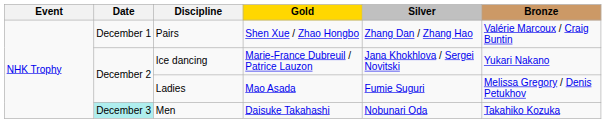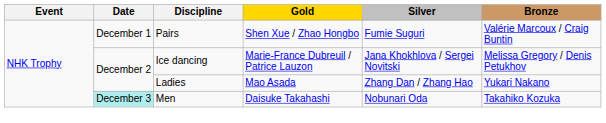(419, 34) Zhang Dan / Zhang Hao -> (395, 34) Fumie Suguri
(517, 61) Yukari Nakano -> (538, 61) Melissa Gregory / Denis Petukhov
(395, 88) Fumie Suguri -> (419, 83) Zhang Dan / Zhang Hao
(538, 88) Melissa Gregory / Denis Petukhov -> (517, 83) Yukari Nakano
